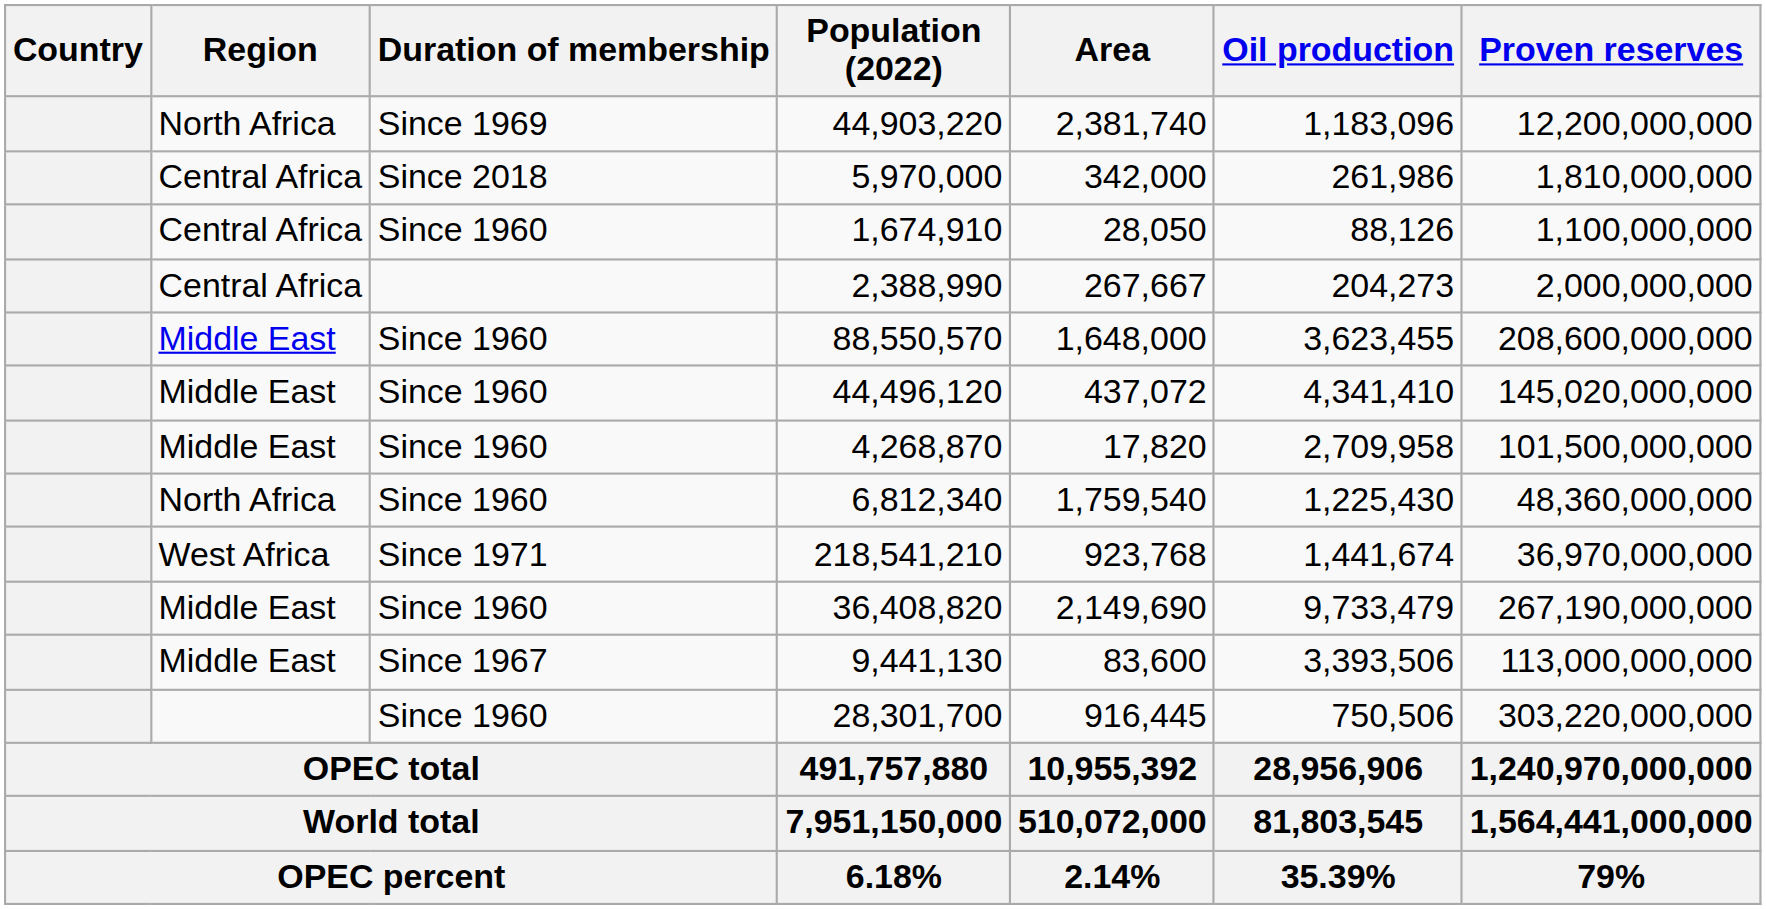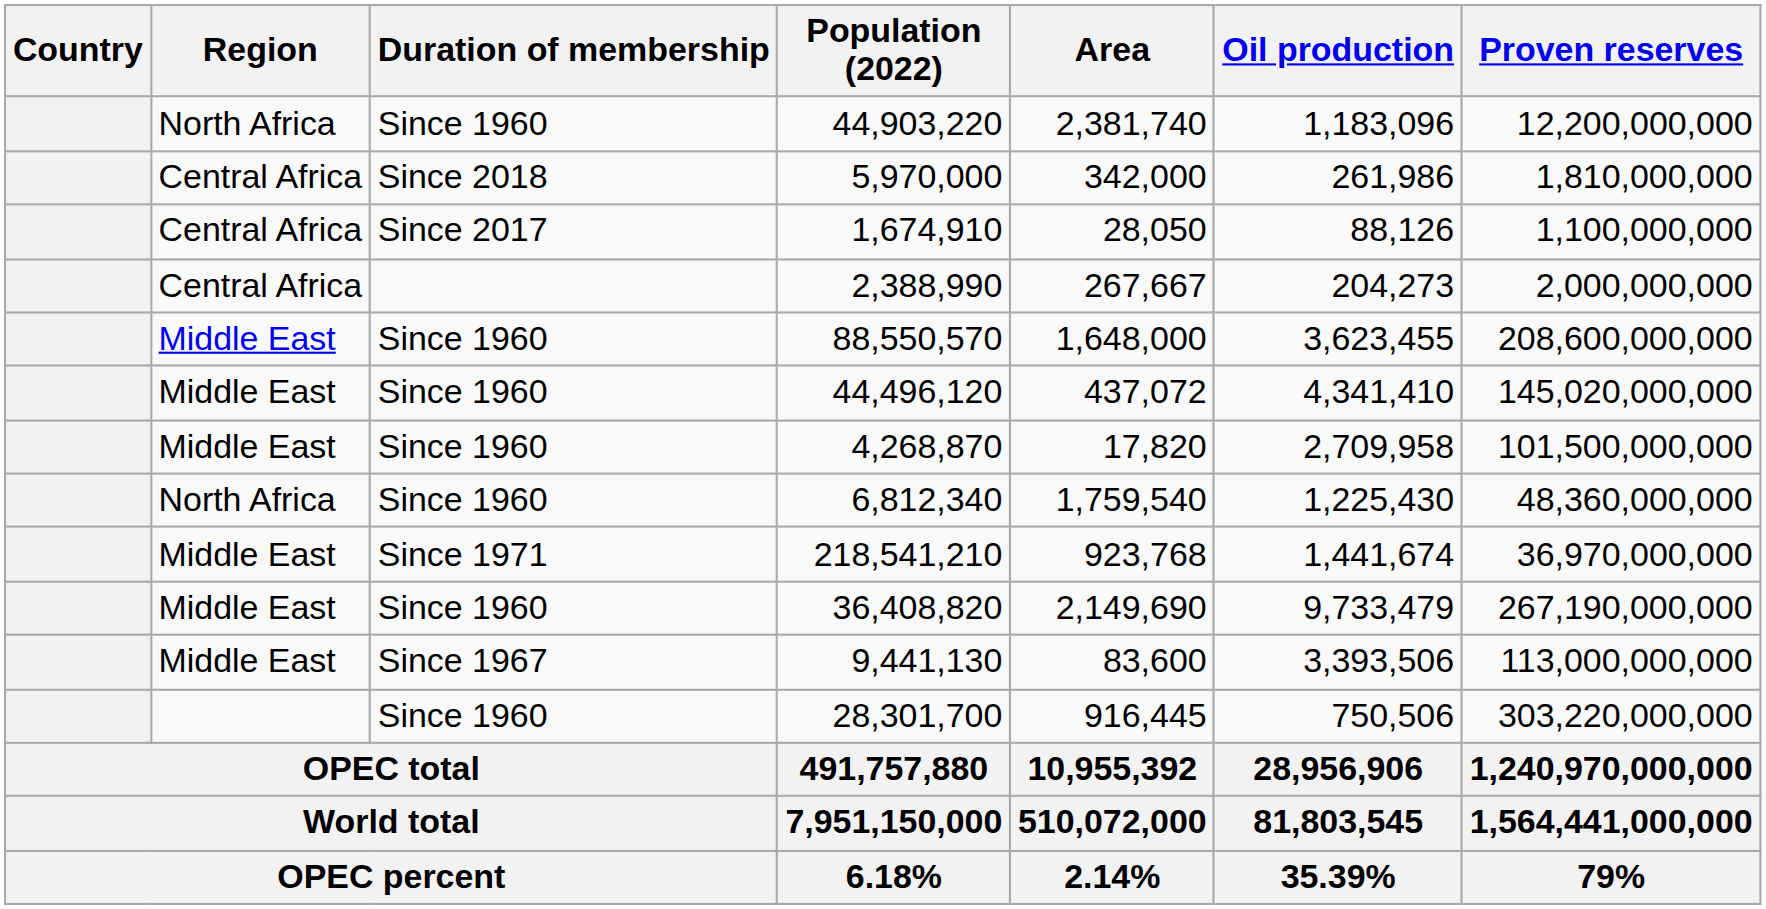(463, 123) Since 1969 -> (463, 123) Since 1960
(463, 230) Since 1960 -> (463, 230) Since 2017
(244, 553) West Africa -> (247, 553) Middle East
